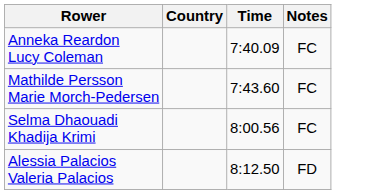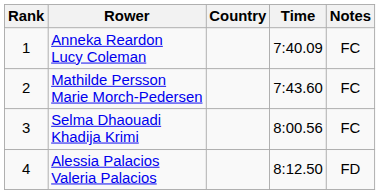+ column: (26, 16)
